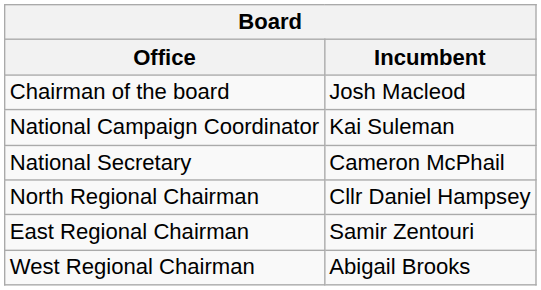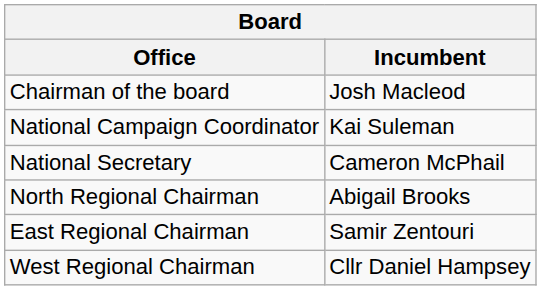(430, 197) Cllr Daniel Hampsey -> (400, 197) Abigail Brooks
(400, 267) Abigail Brooks -> (430, 267) Cllr Daniel Hampsey
